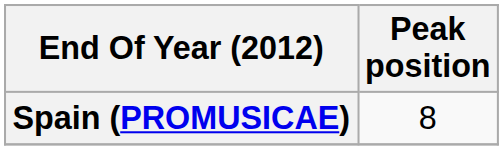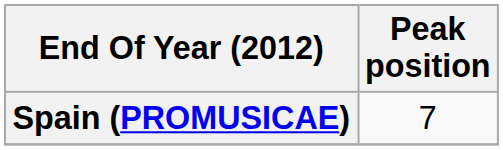(428, 117) 8 -> (428, 117) 7
